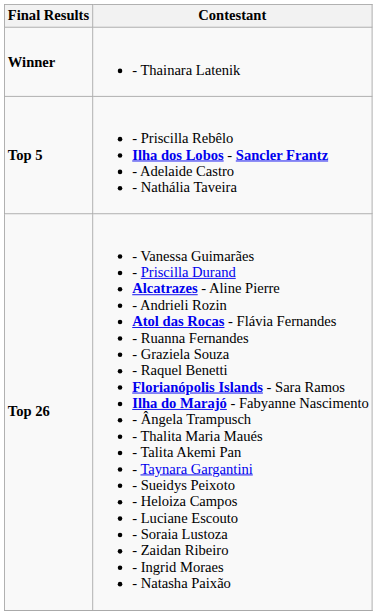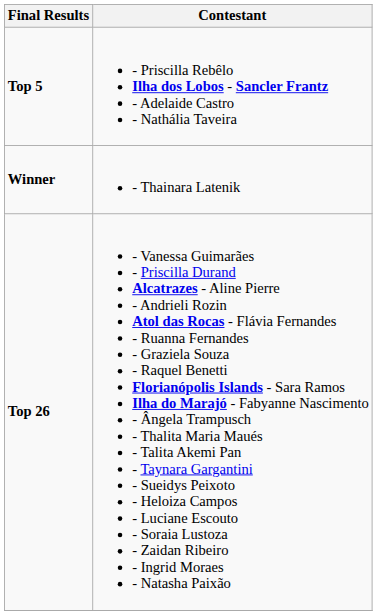rows swapped: (32, 61) <-> (25, 155)
